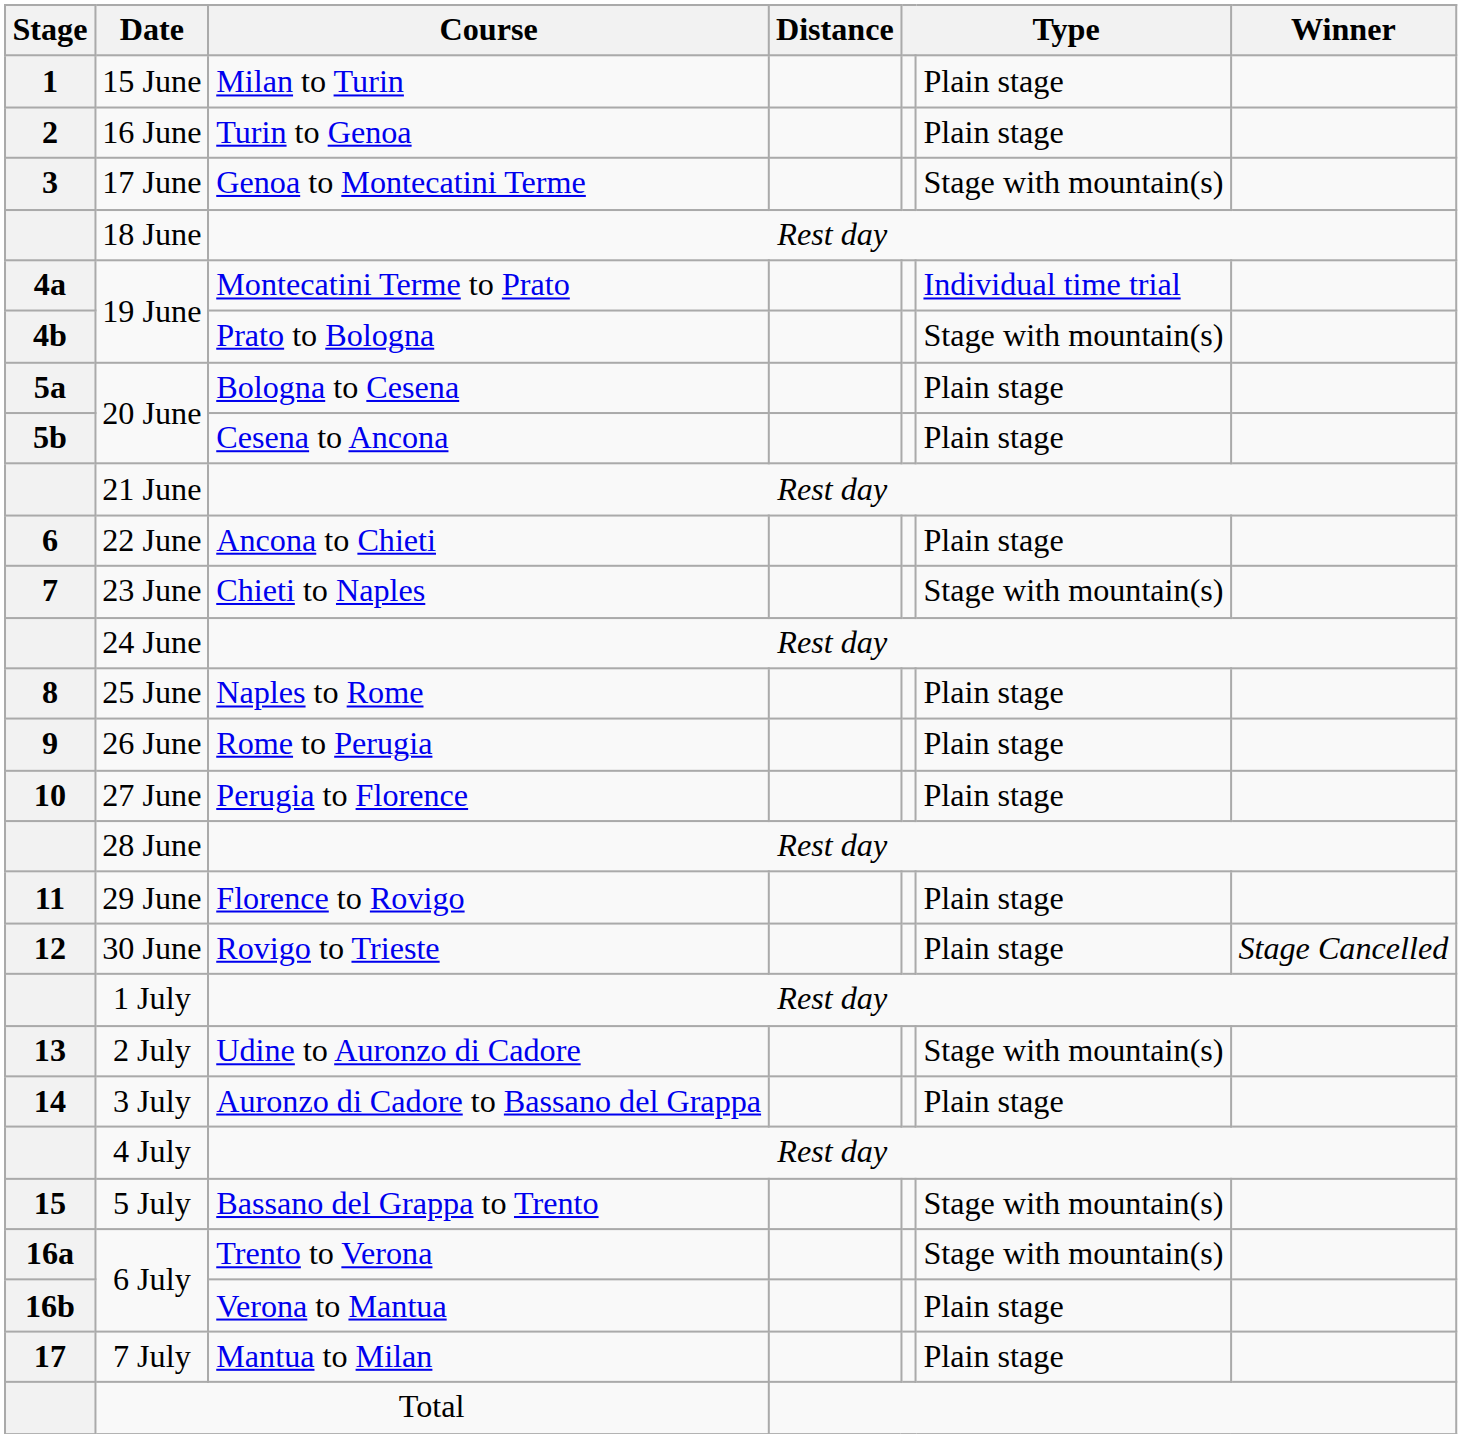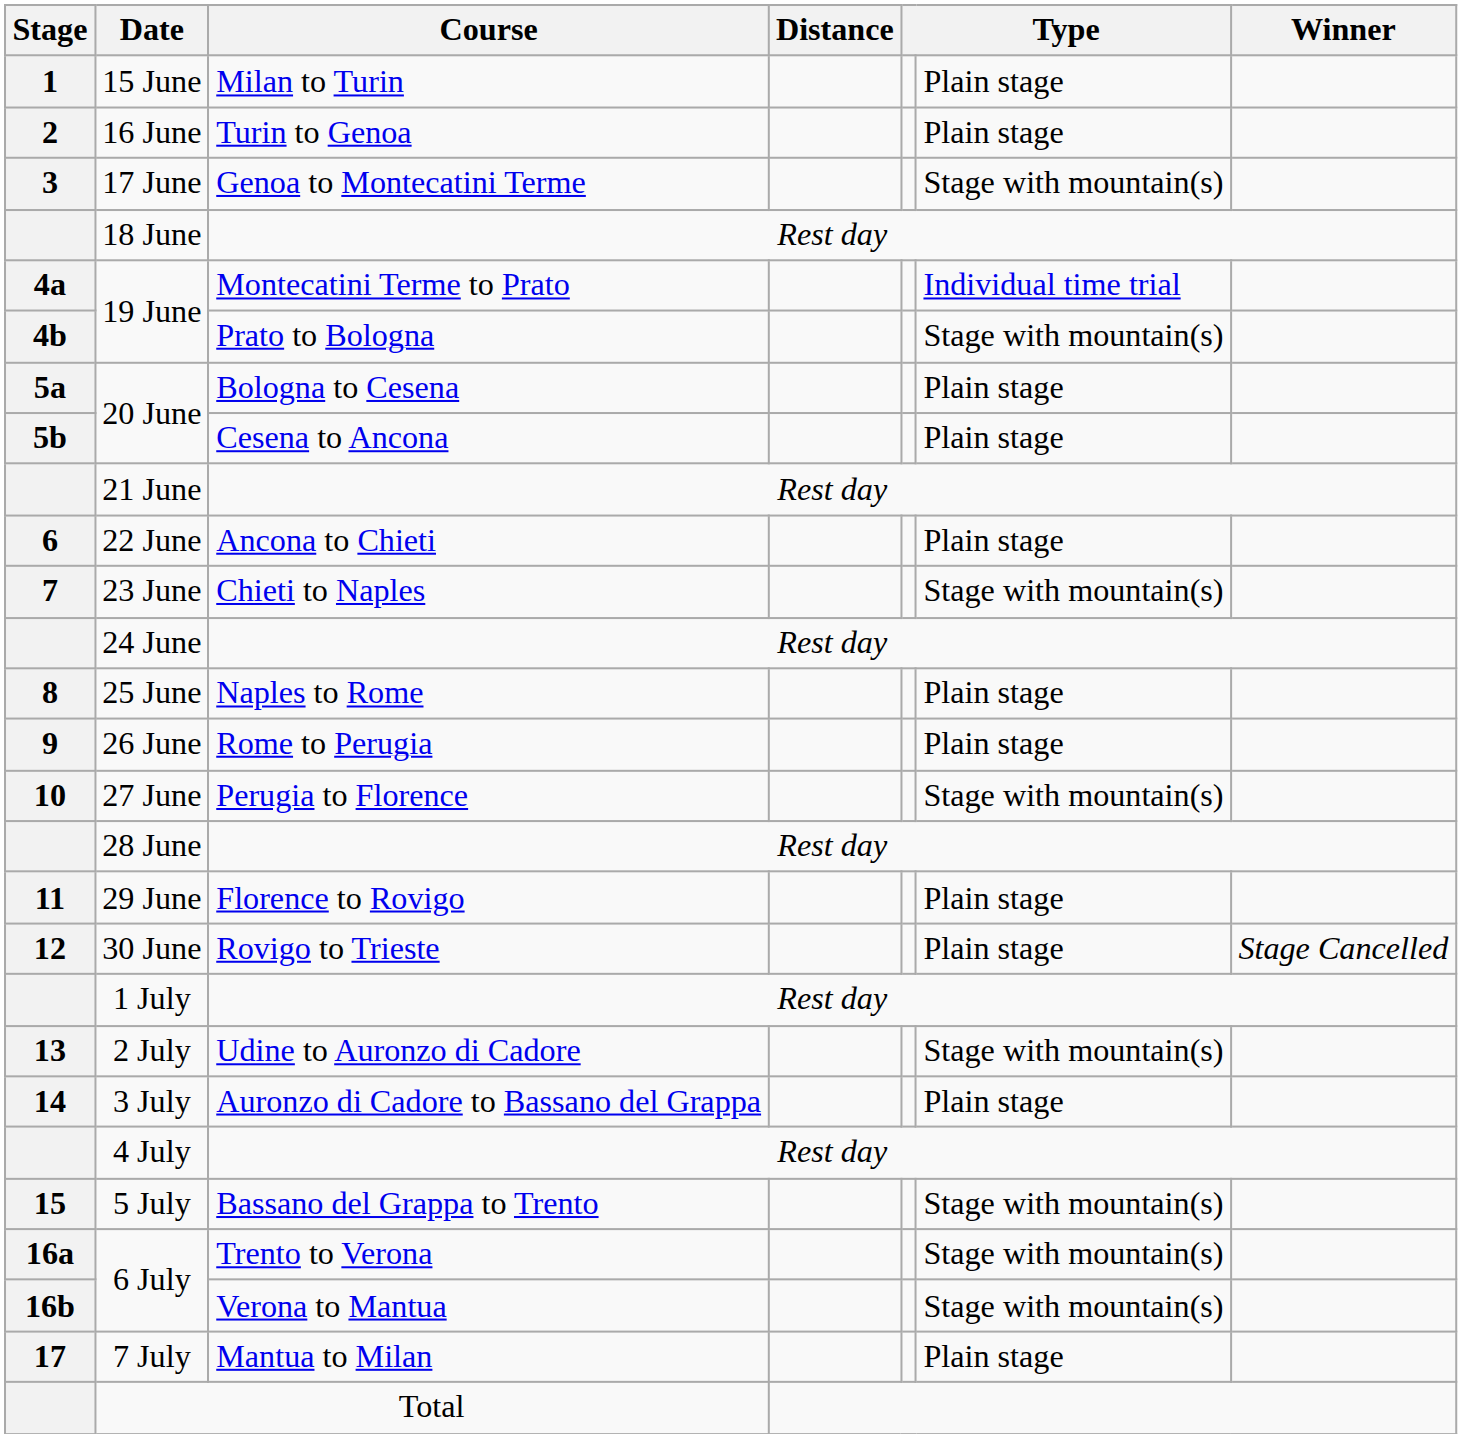(994, 795) Plain stage -> (1074, 795) Stage with mountain(s)
(994, 1305) Plain stage -> (1074, 1305) Stage with mountain(s)
